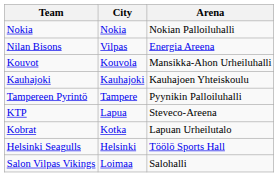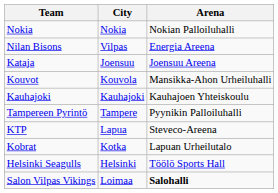+ row: (21, 63)
(168, 163) normal -> (169, 180) bold
